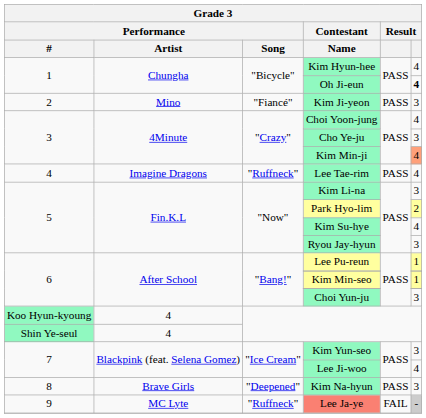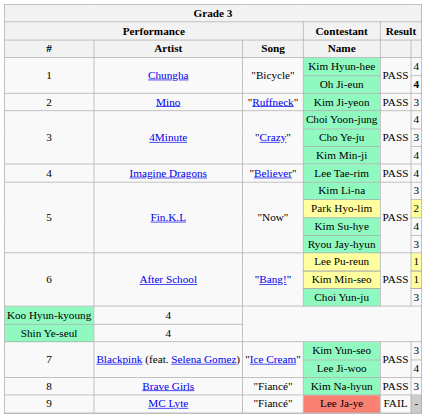(273, 102) "Fiancé" -> (273, 102) "Ruffneck"
(416, 155) lightsalmon background -> (416, 155) no background
(273, 173) "Ruffneck" -> (273, 173) "Believer"
(273, 386) "Deepened" -> (273, 386) "Fiancé"
(273, 404) "Ruffneck" -> (273, 404) "Fiancé"
